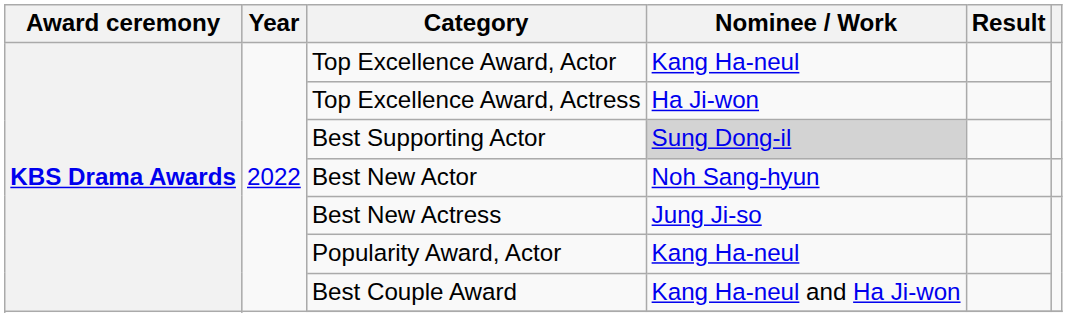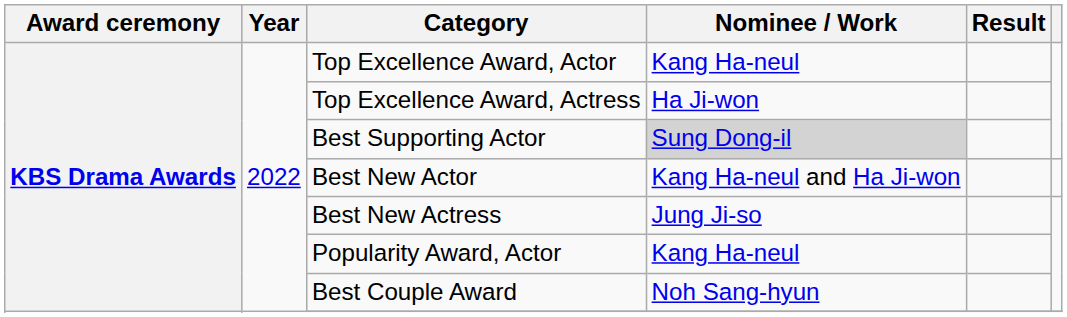(736, 176) Noh Sang-hyun -> (806, 176) Kang Ha-neul and Ha Ji-won
(806, 291) Kang Ha-neul and Ha Ji-won -> (736, 291) Noh Sang-hyun
